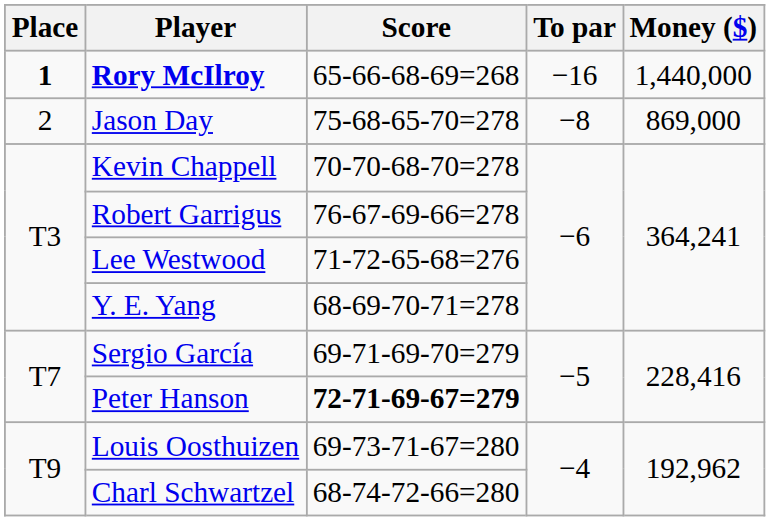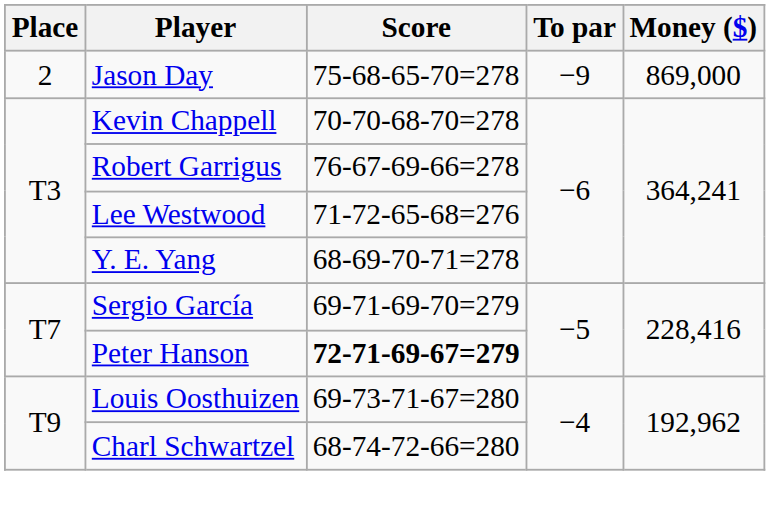- row: (178, 74)
(575, 120) −8 -> (575, 74) −9
